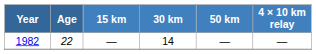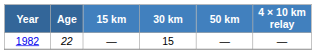(168, 41) 14 -> (168, 41) 15
